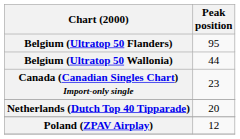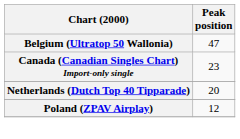- row: (98, 43)
(214, 60) 44 -> (214, 43) 47
